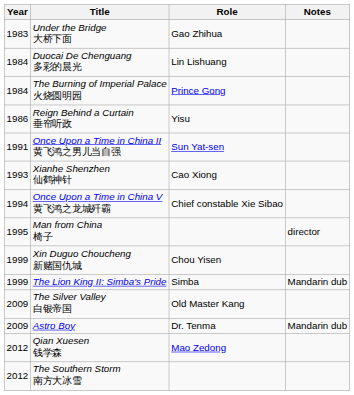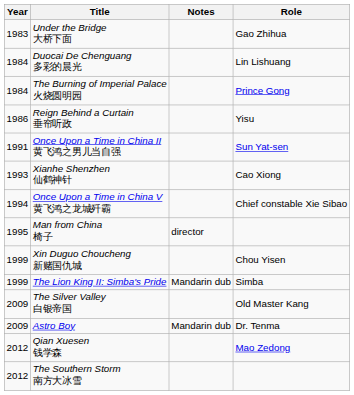columns swapped: (227, 12) <-> (317, 12)
